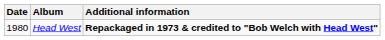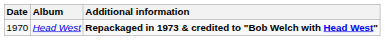(17, 27) 1980 -> (17, 27) 1970
